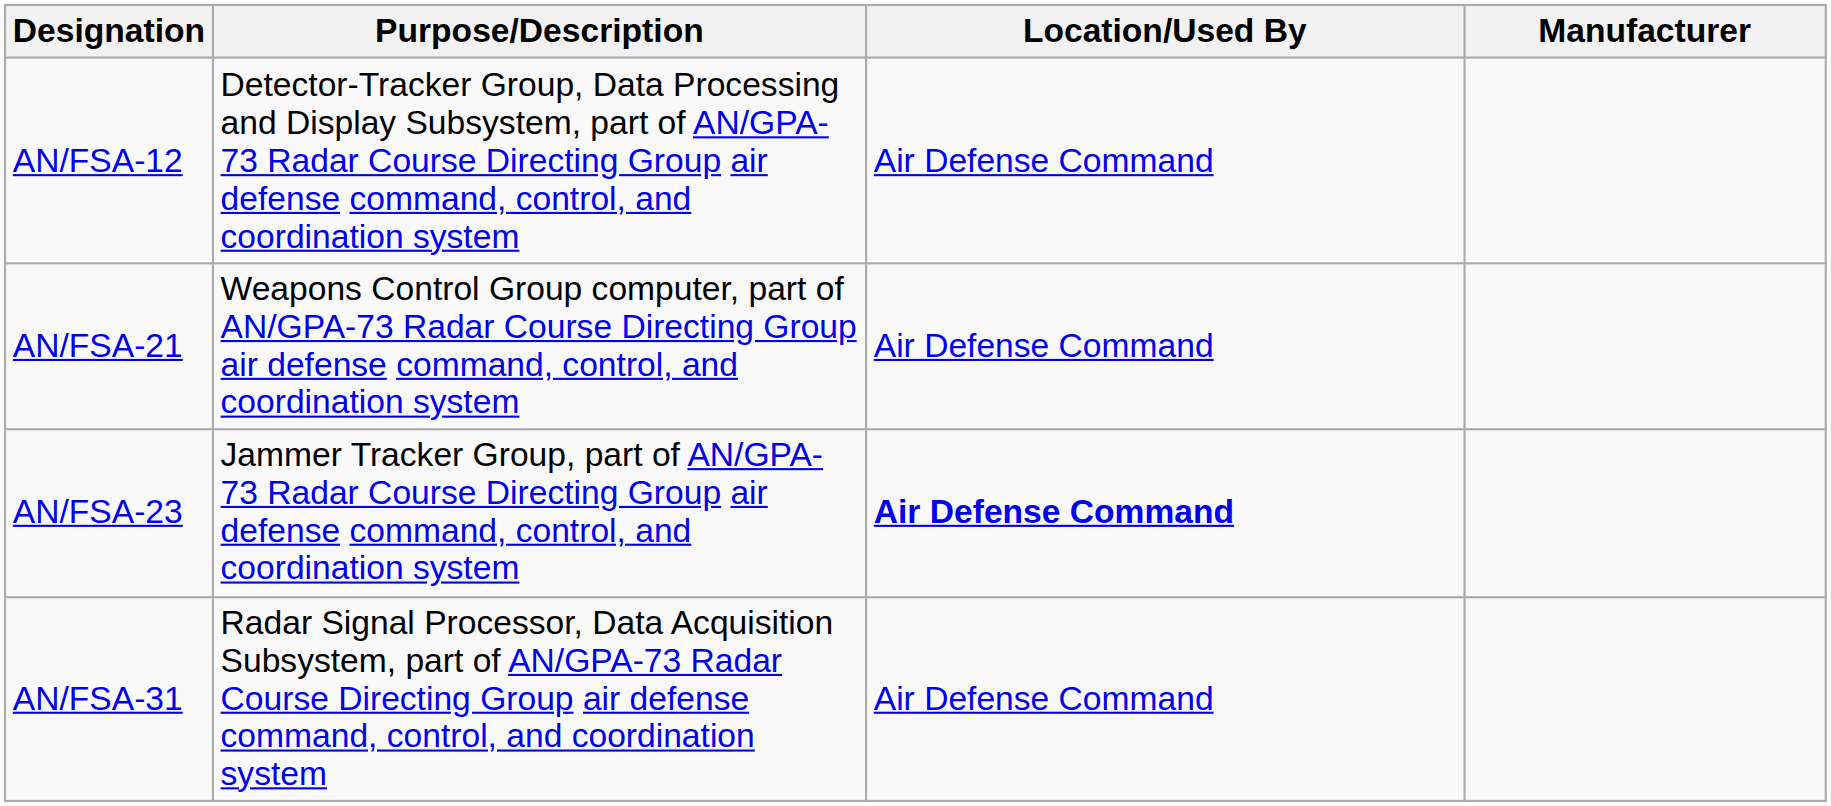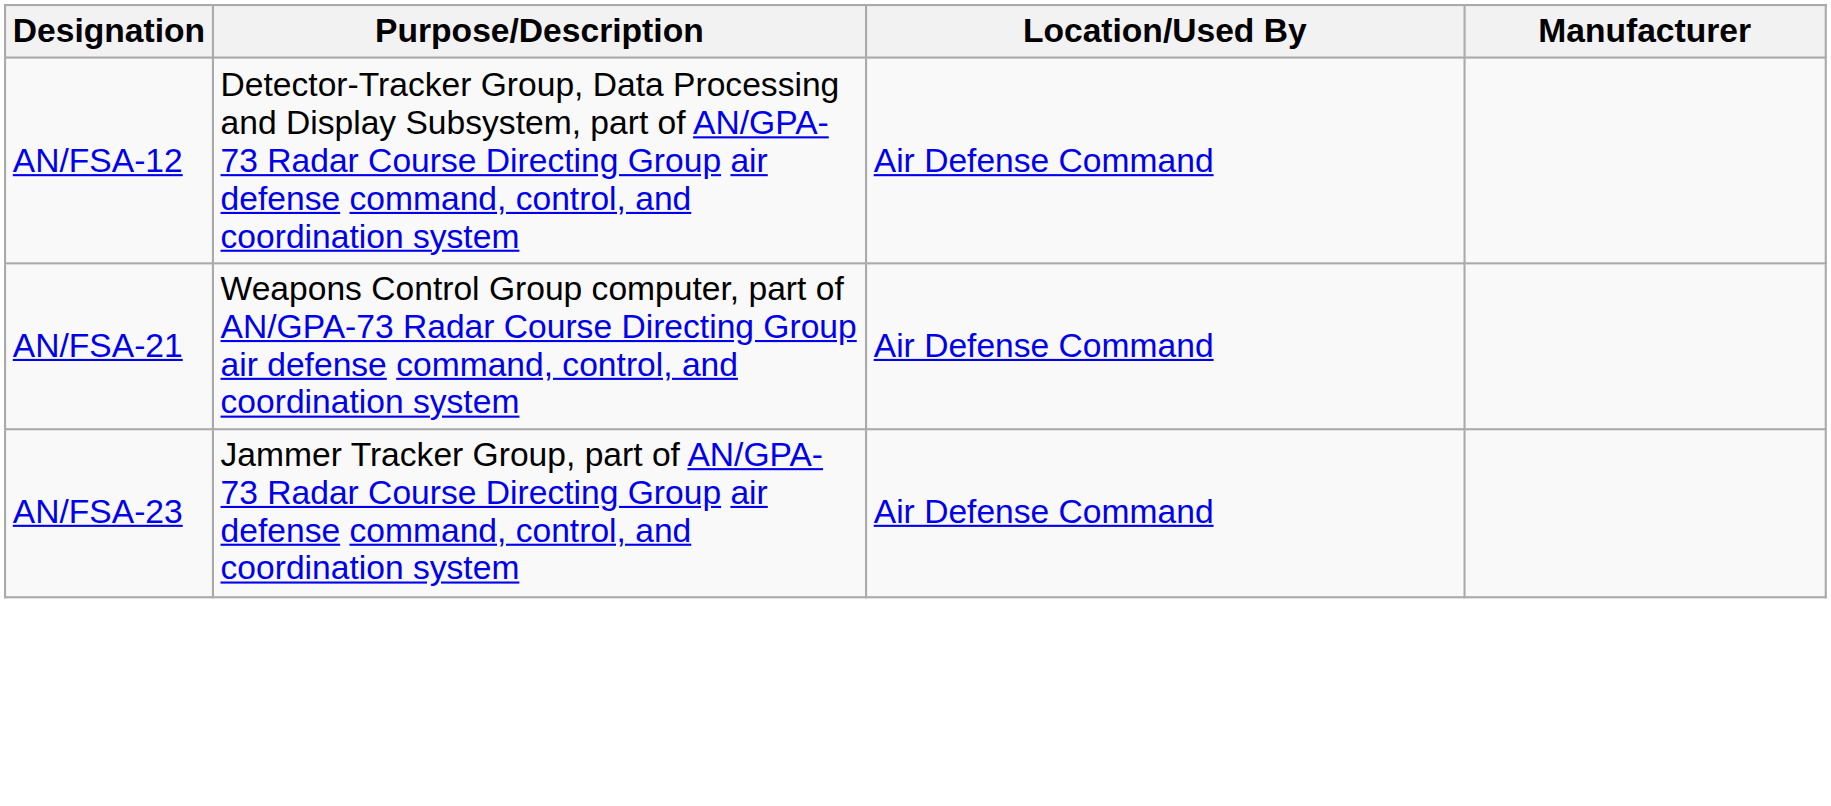(1054, 512) bold -> (1044, 512) normal
- row: (98, 697)
